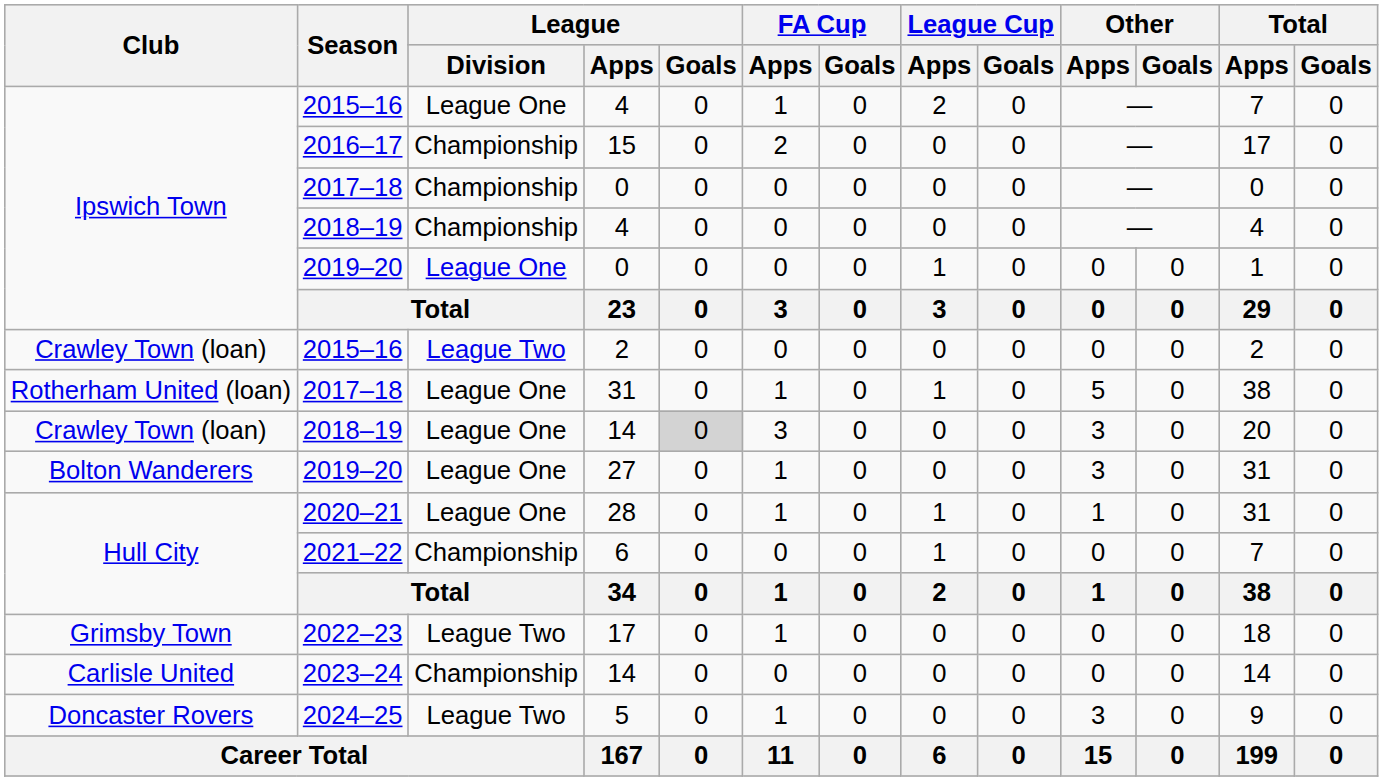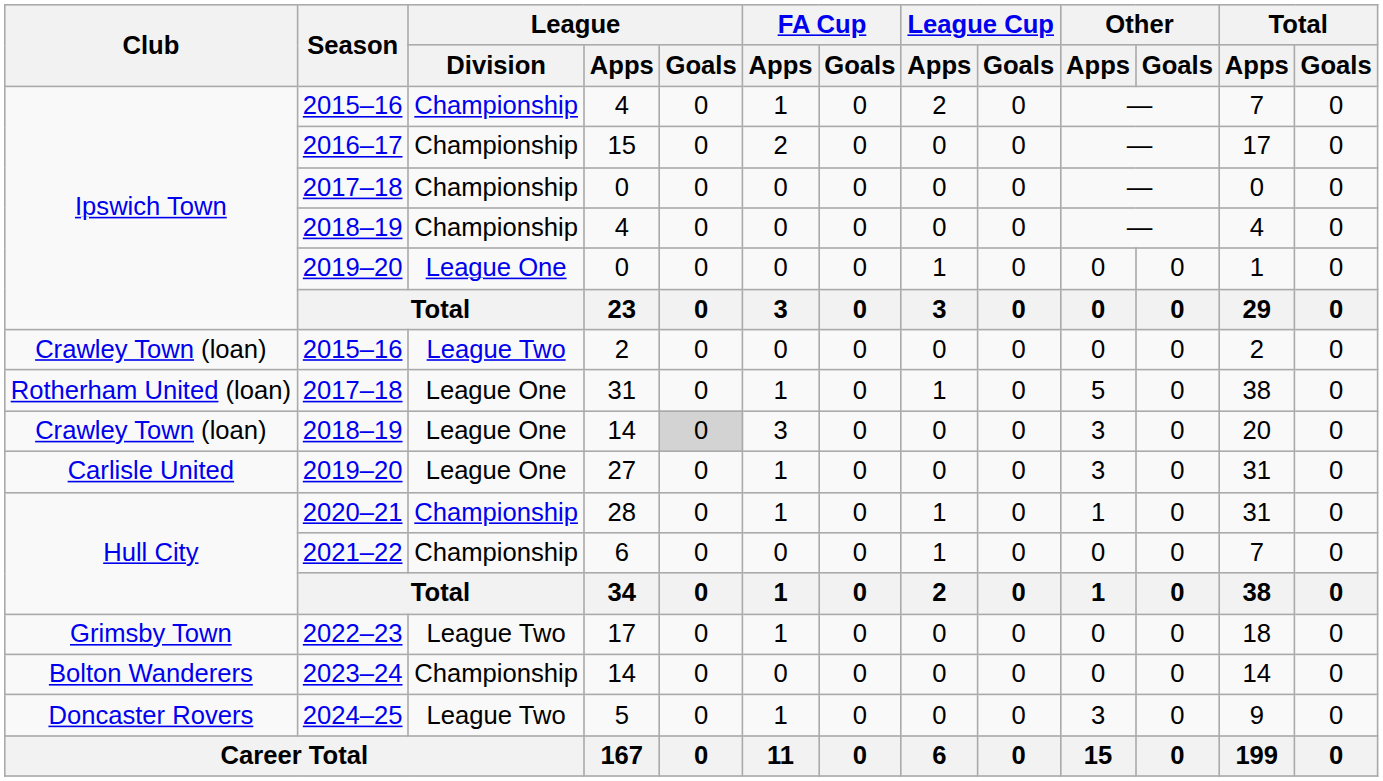(496, 106) League One -> (496, 106) Championship
(151, 471) Bolton Wanderers -> (151, 471) Carlisle United
(496, 512) League One -> (496, 512) Championship
(151, 674) Carlisle United -> (151, 674) Bolton Wanderers
